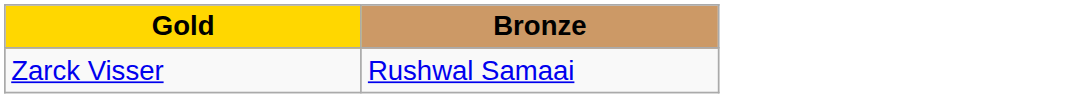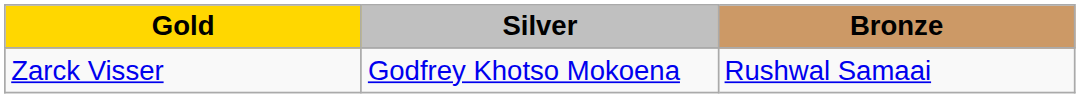+ column: (540, 26)
